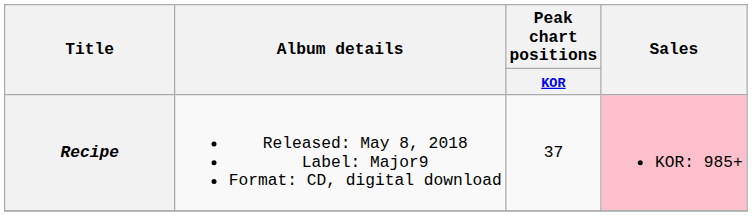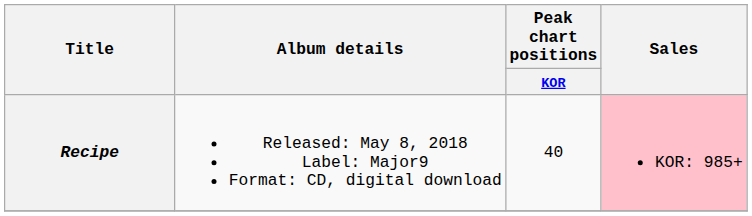(553, 153) 37 -> (553, 153) 40
